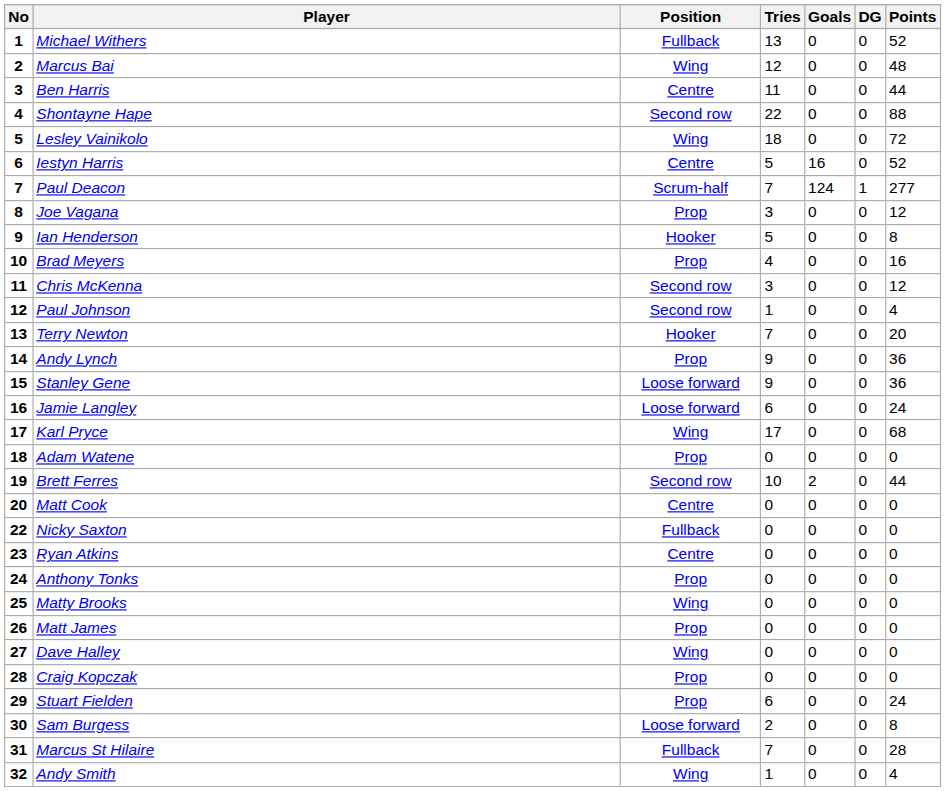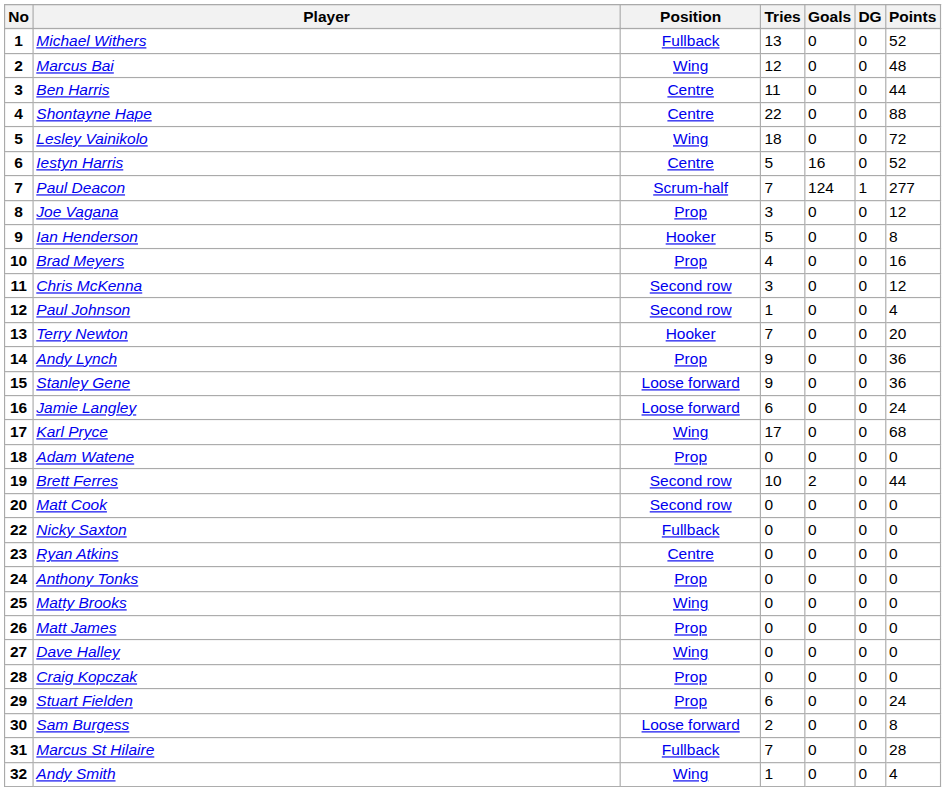(691, 114) Second row -> (691, 114) Centre
(691, 505) Centre -> (691, 505) Second row
